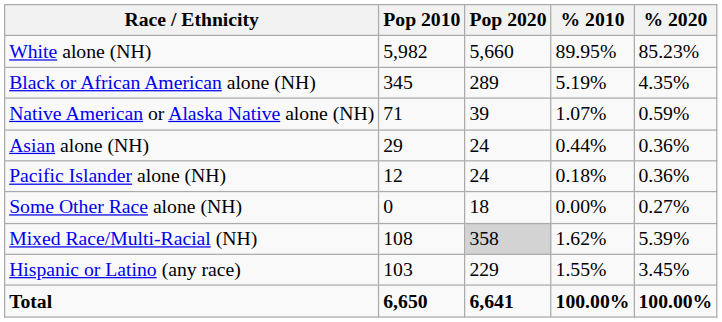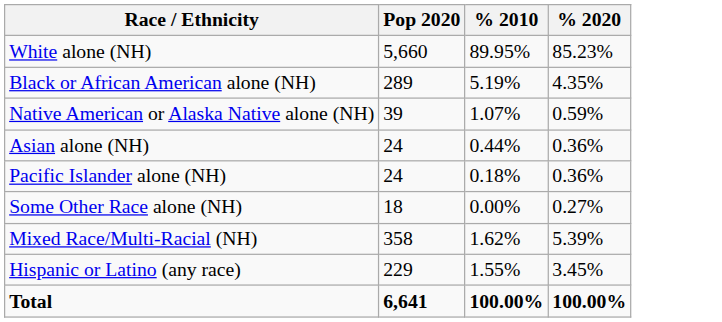- column: (422, 20)
(484, 238) lightgrey background -> (398, 238) no background
